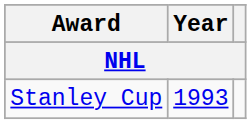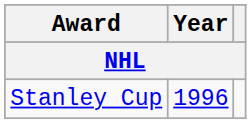(201, 99) 1993 -> (201, 99) 1996
